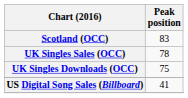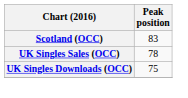- row: (75, 85)
